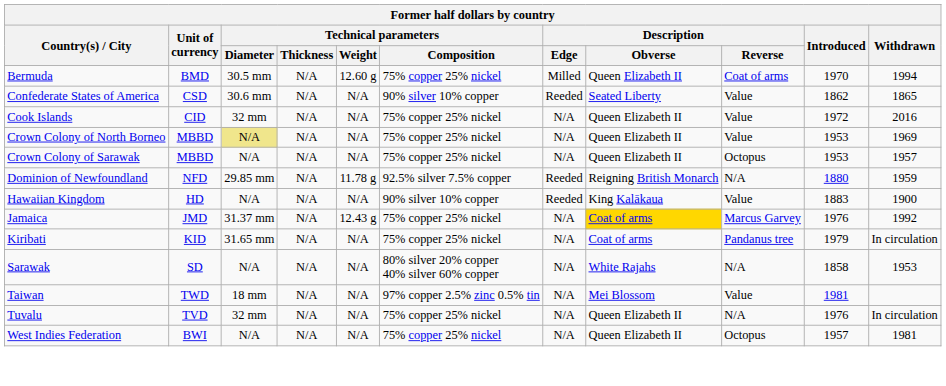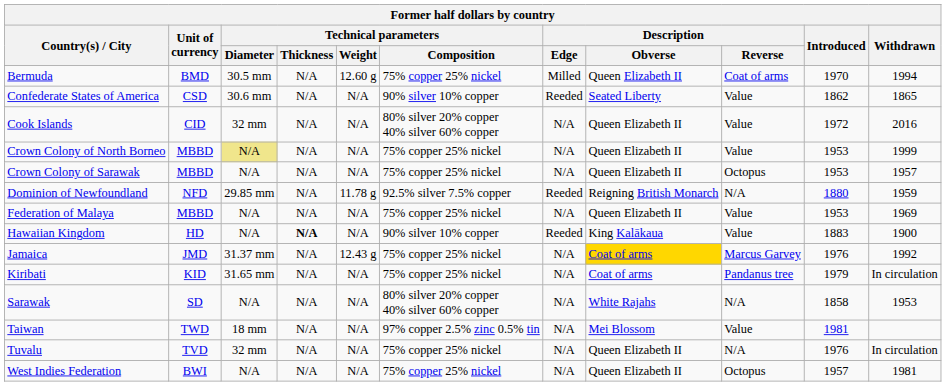(442, 117) 75% copper 25% nickel -> (441, 124) 80% silver 20% copper 40% silver 60% copper
(905, 137) 1969 -> (905, 152) 1999
+ row: (61, 213)
(307, 198) normal -> (307, 233) bold
